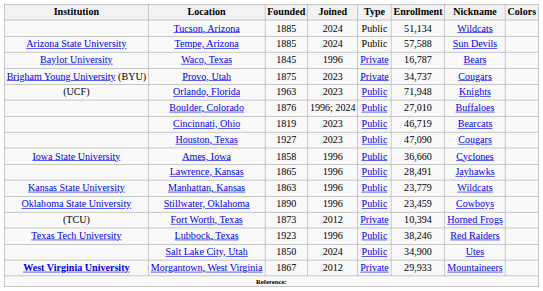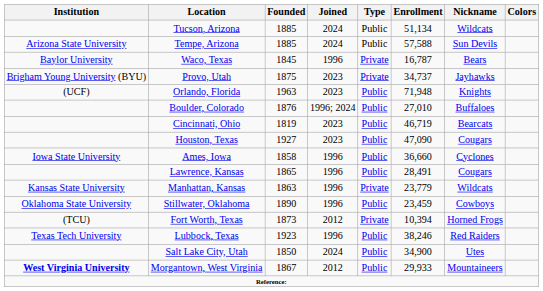(475, 76) Cougars -> (475, 76) Jayhawks
(475, 172) Jayhawks -> (475, 172) Cougars
(374, 188) Public -> (374, 188) Private
(374, 268) Private -> (374, 268) Public
